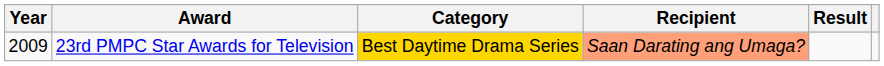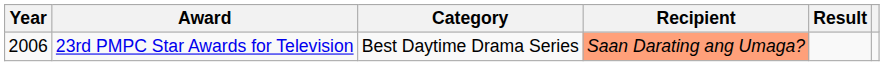(28, 46) 2009 -> (28, 46) 2006
(470, 46) gold background -> (470, 46) no background
